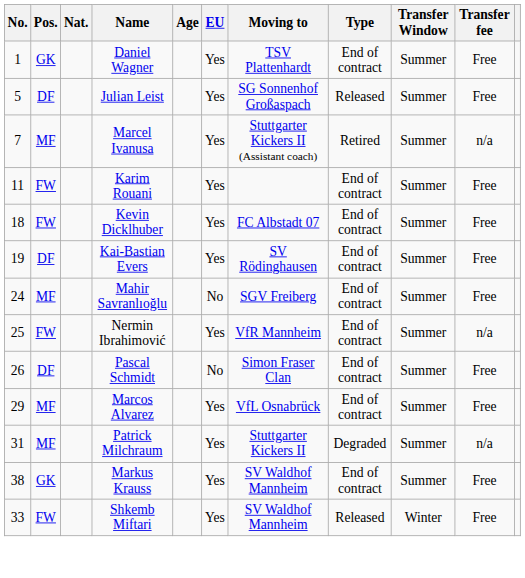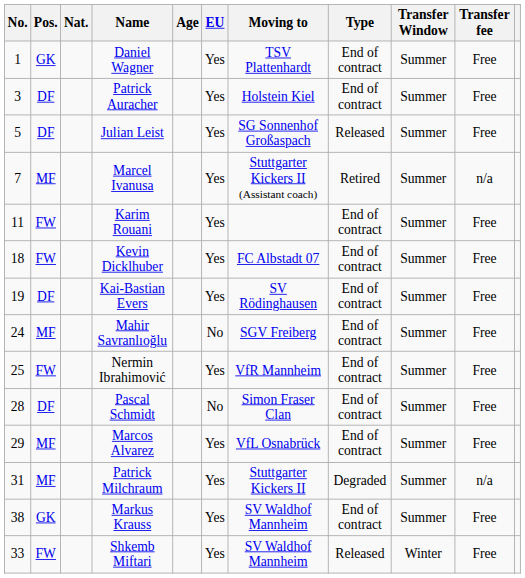+ row: (132, 96)
(485, 333) n/a -> (485, 370) Free
(18, 370) 26 -> (18, 406) 28
